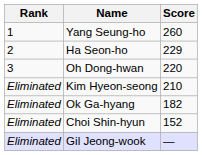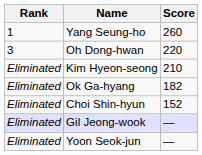- row: (97, 50)
+ row: (103, 141)
